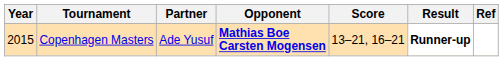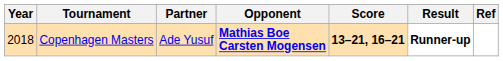(21, 40) 2015 -> (21, 40) 2018
(368, 40) normal -> (368, 40) bold
